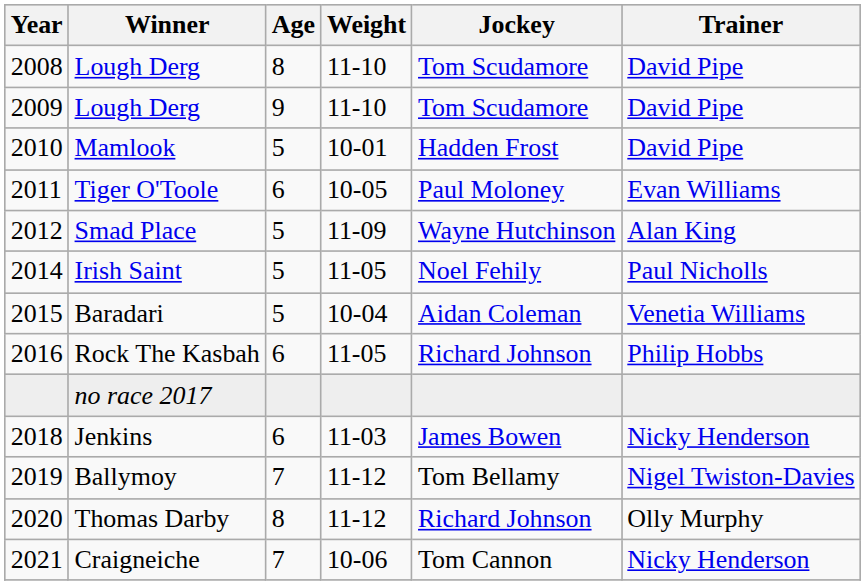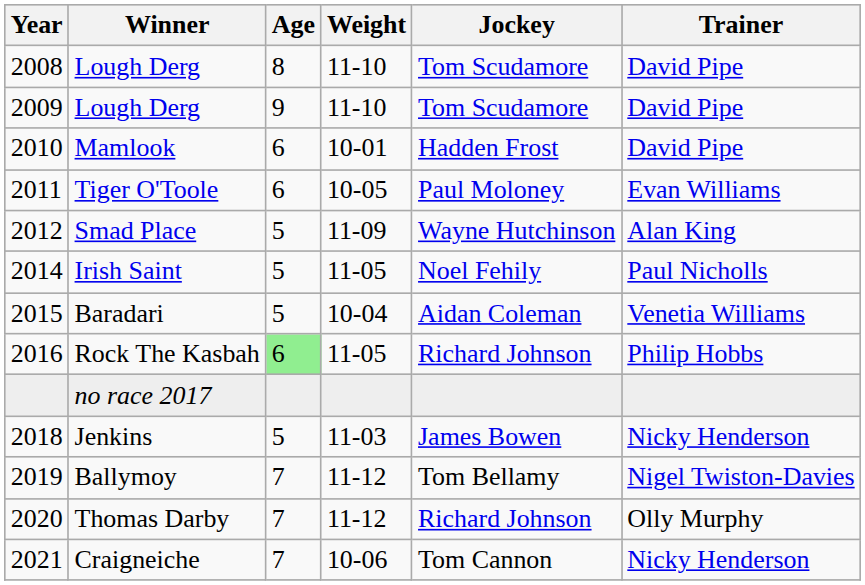(278, 148) 5 -> (278, 148) 6
(278, 353) no background -> (278, 353) lightgreen background
(278, 436) 6 -> (278, 436) 5
(278, 518) 8 -> (278, 518) 7
